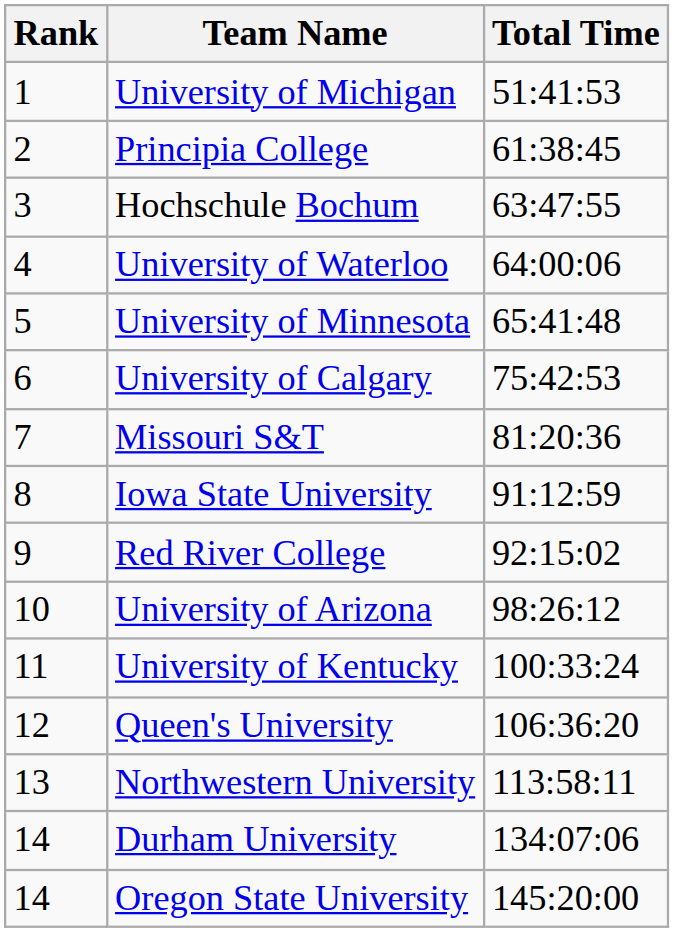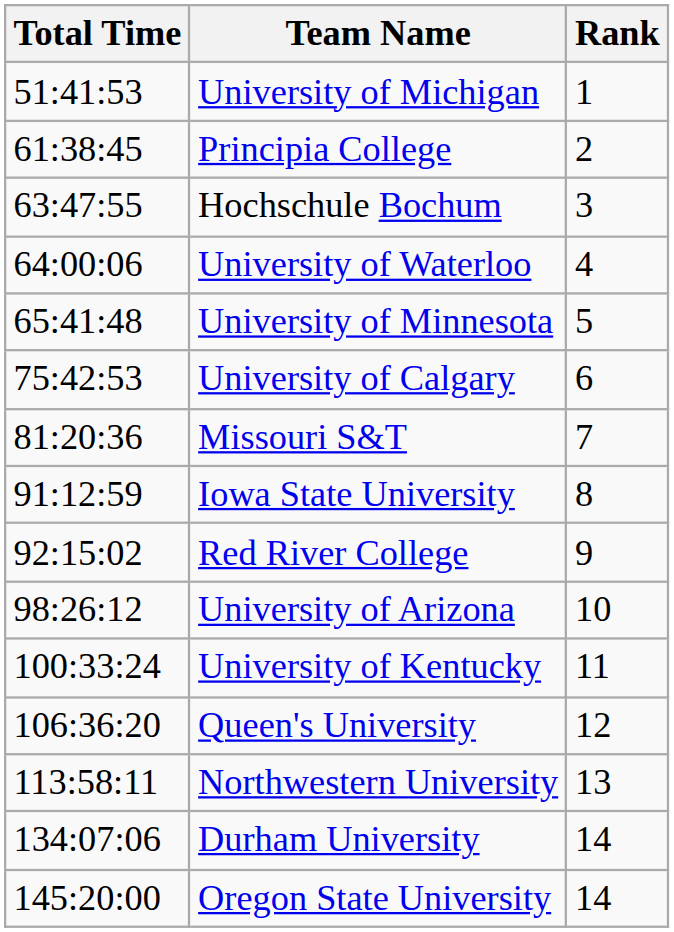columns swapped: (56, 33) <-> (576, 33)
